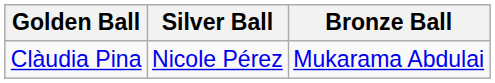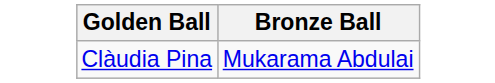- column: (217, 22)
